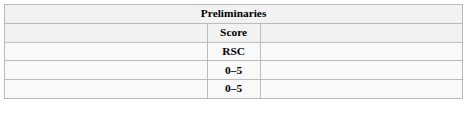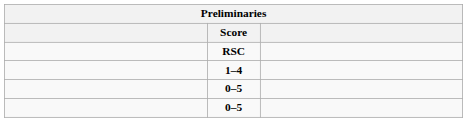+ row: (106, 70)
